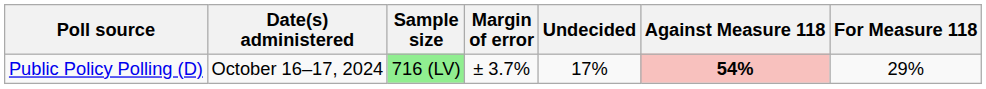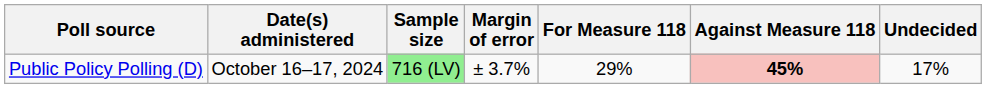columns swapped: (906, 30) <-> (589, 30)
(735, 69) 54% -> (785, 69) 45%
